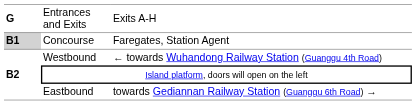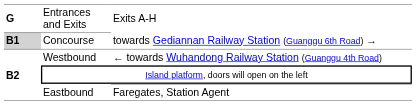(171, 41) Faregates, Station Agent -> (245, 40) towards Gediannan Railway Station (Guanggu 6th Road) →
(245, 91) towards Gediannan Railway Station (Guanggu 6th Road) → -> (171, 92) Faregates, Station Agent
